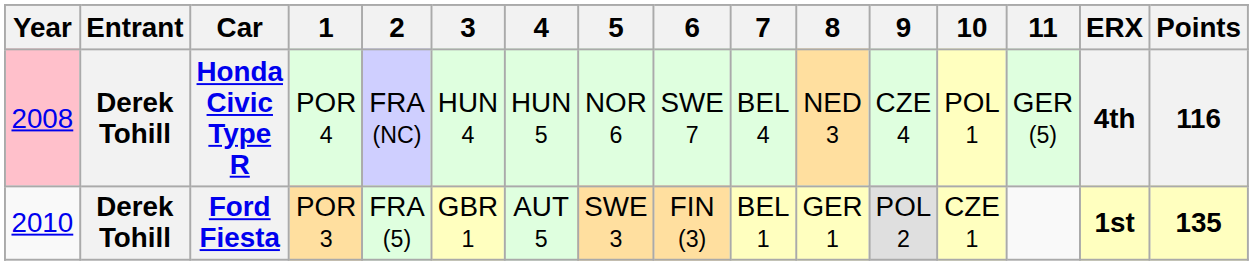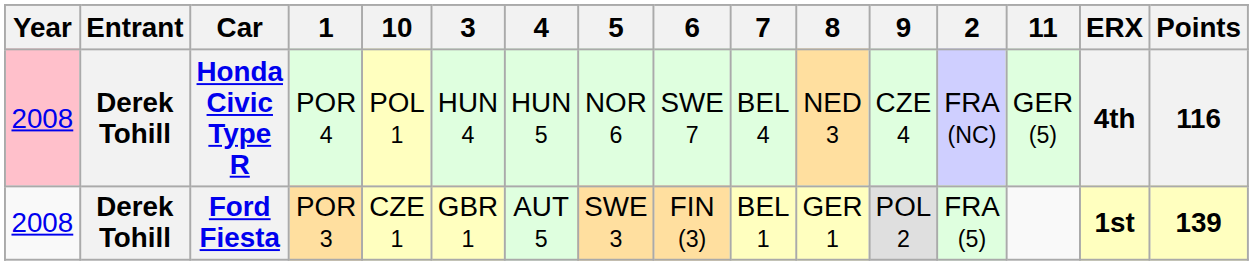columns swapped: (397, 27) <-> (972, 27)
(42, 223) 2010 -> (42, 223) 2008
(1199, 223) 135 -> (1199, 223) 139
